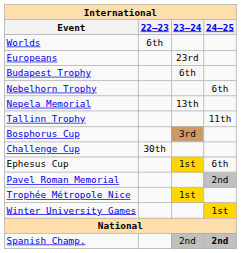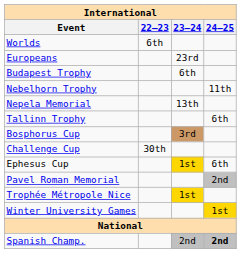(220, 88) 6th -> (220, 88) 11th
(220, 119) 11th -> (220, 119) 6th
